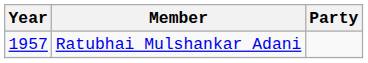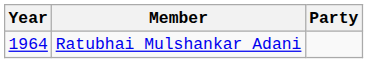(28, 45) 1957 -> (28, 45) 1964
